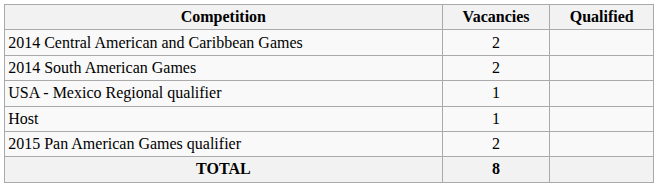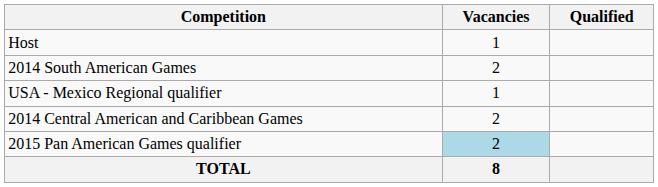rows swapped: (23, 118) <-> (155, 42)
(496, 144) no background -> (496, 144) lightblue background
